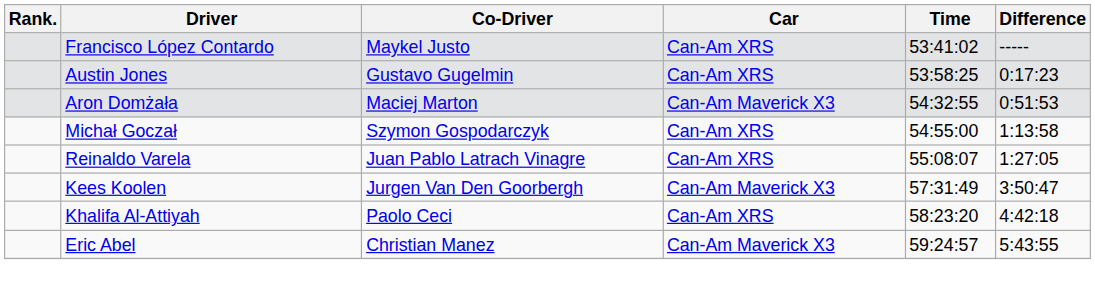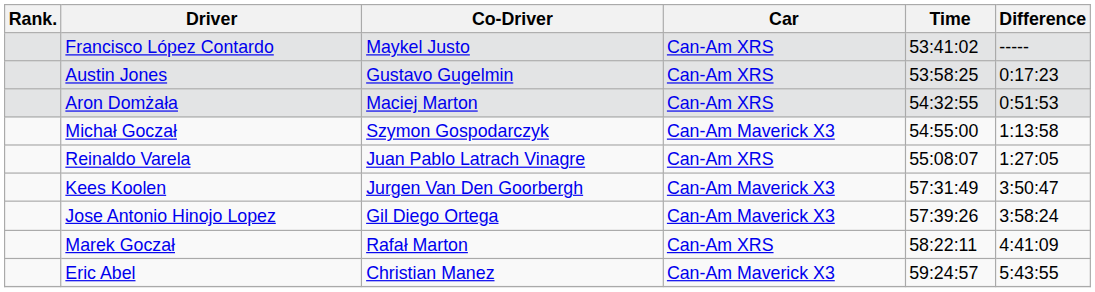(751, 103) Can-Am Maverick X3 -> (720, 103) Can-Am XRS
(720, 131) Can-Am XRS -> (751, 131) Can-Am Maverick X3
+ row: (171, 216)
+ row: (120, 244)
- row: (133, 216)
